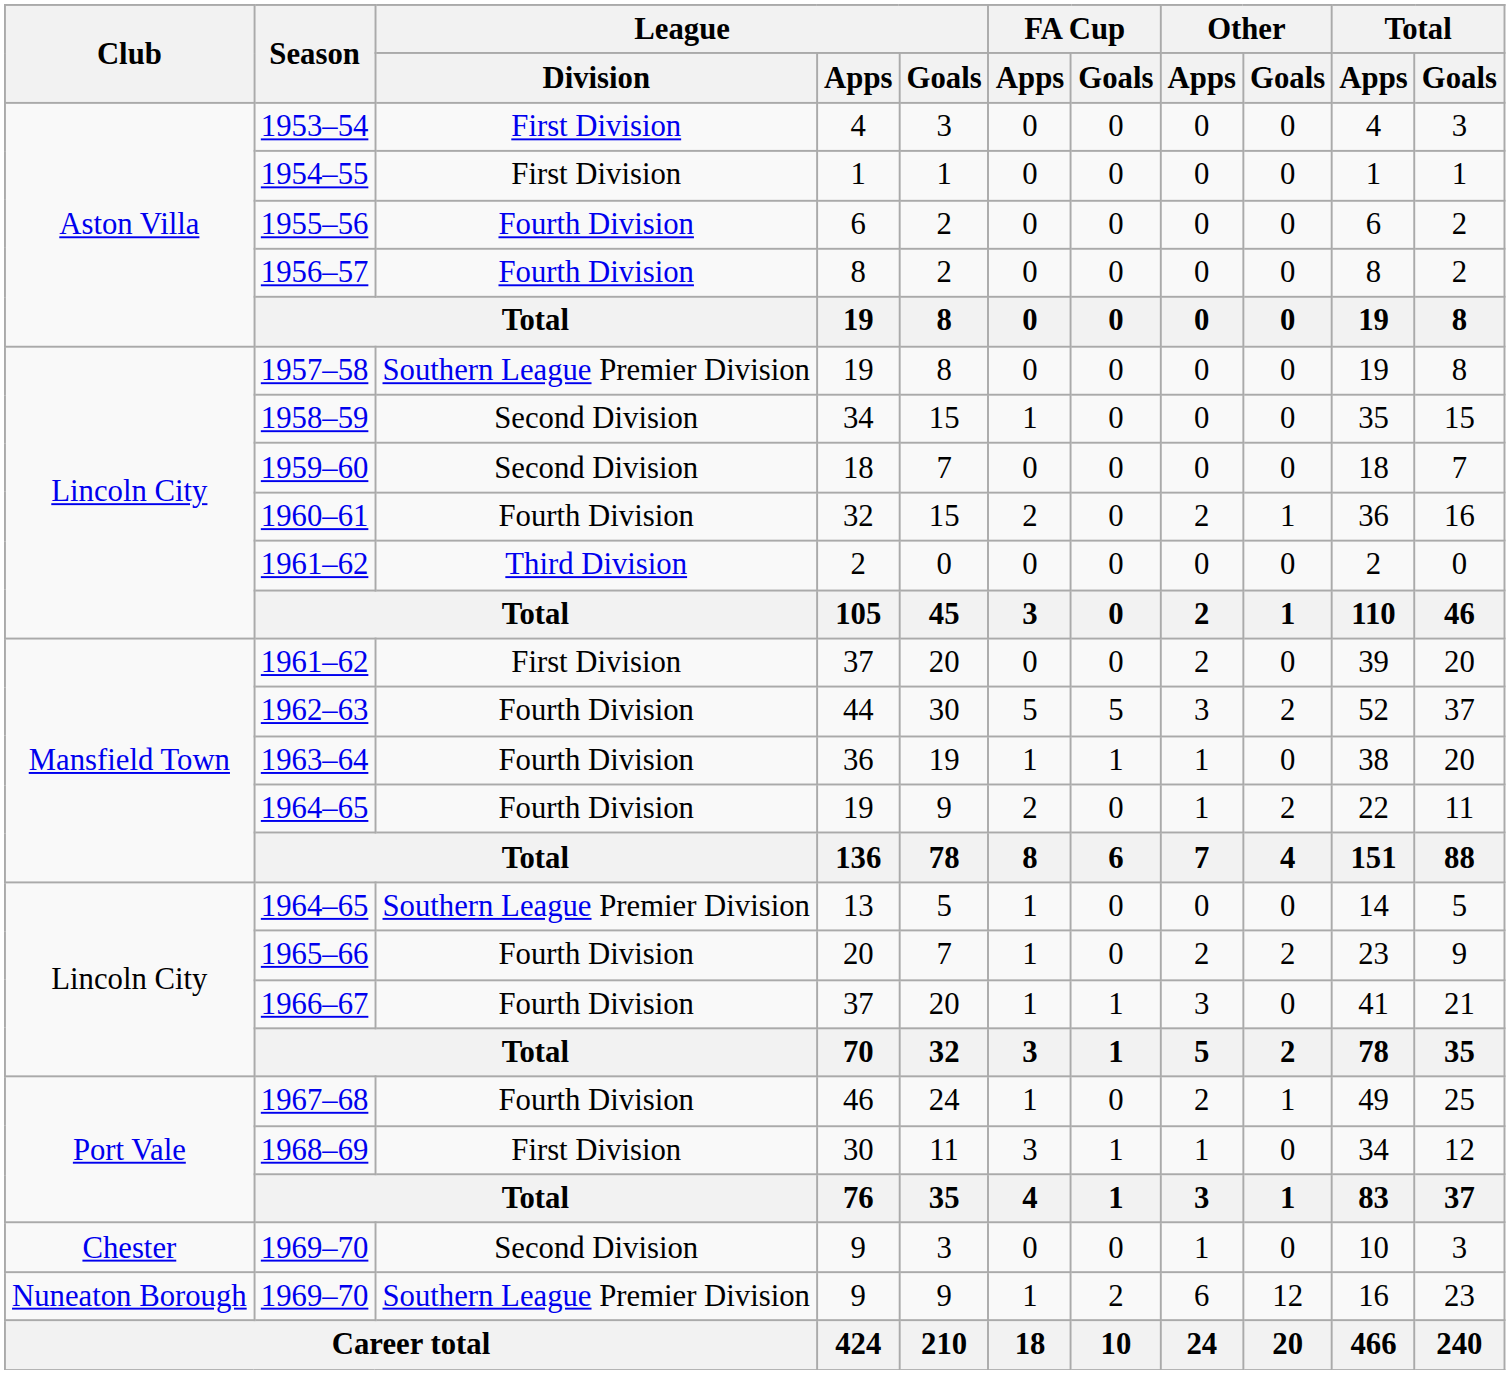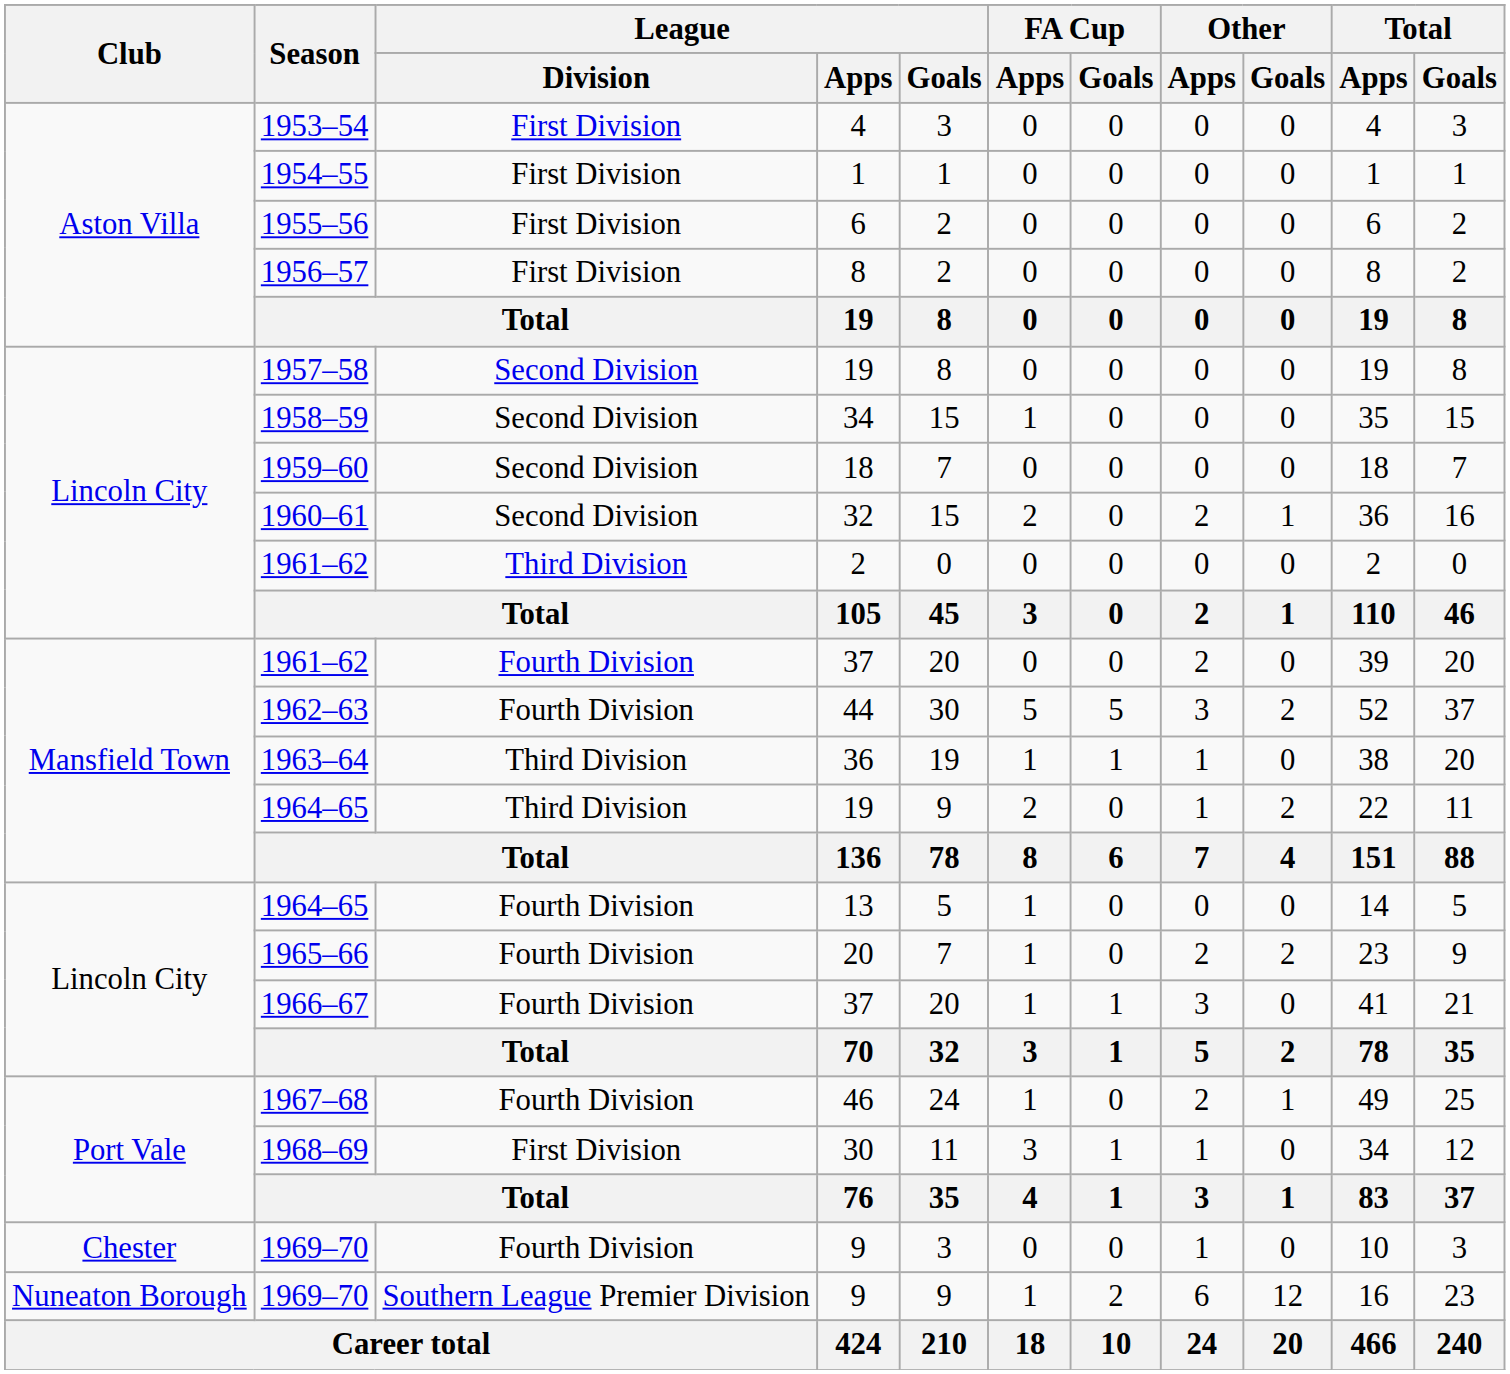(596, 223) Fourth Division -> (596, 223) First Division
(596, 272) Fourth Division -> (596, 272) First Division
(596, 369) Southern League Premier Division -> (596, 369) Second Division
(596, 516) Fourth Division -> (596, 516) Second Division
(596, 662) First Division -> (596, 662) Fourth Division
(596, 759) Fourth Division -> (596, 759) Third Division
(596, 808) Fourth Division -> (596, 808) Third Division
(596, 905) Southern League Premier Division -> (596, 905) Fourth Division
(596, 1246) Second Division -> (596, 1246) Fourth Division
